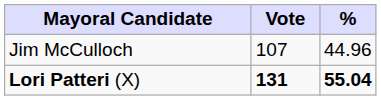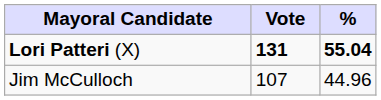rows swapped: (75, 79) <-> (71, 49)
